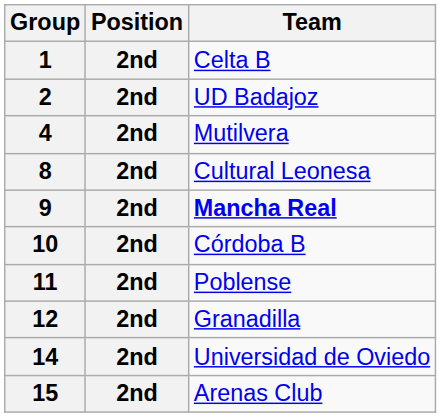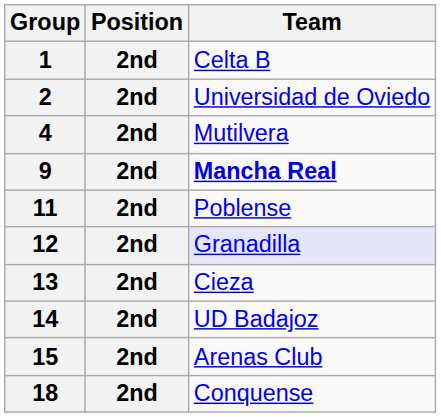(256, 97) UD Badajoz -> (312, 97) Universidad de Oviedo
- row: (45, 171)
- row: (45, 245)
(247, 319) no background -> (247, 245) lavender background
+ row: (45, 282)
(312, 356) Universidad de Oviedo -> (256, 319) UD Badajoz
+ row: (45, 393)
